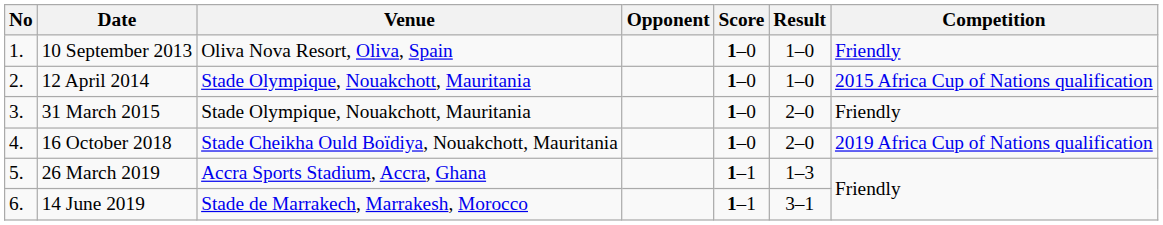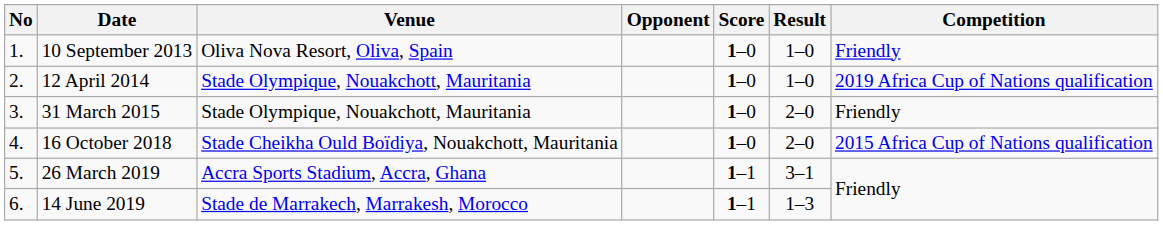(994, 81) 2015 Africa Cup of Nations qualification -> (994, 81) 2019 Africa Cup of Nations qualification
(994, 142) 2019 Africa Cup of Nations qualification -> (994, 142) 2015 Africa Cup of Nations qualification
(800, 173) 1–3 -> (800, 173) 3–1
(800, 204) 3–1 -> (800, 204) 1–3
